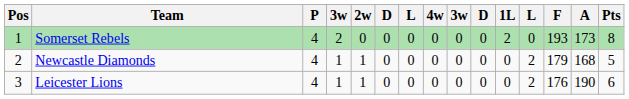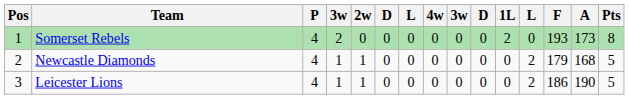(557, 82) 176 -> (557, 82) 186
(611, 82) 6 -> (611, 82) 5
